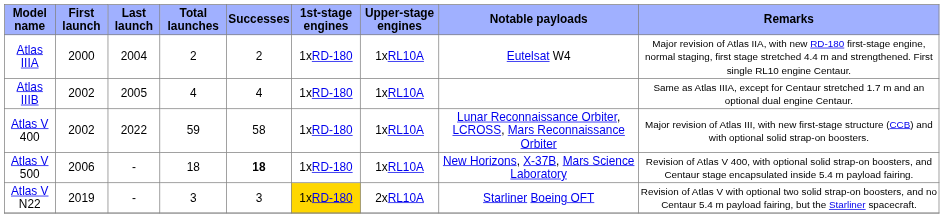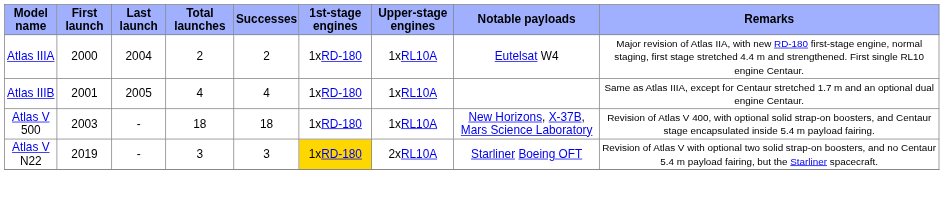(81, 93) 2002 -> (84, 93) 2001
- row: (30, 130)
(81, 167) 2006 -> (84, 124) 2003
(259, 167) bold -> (267, 124) normal
